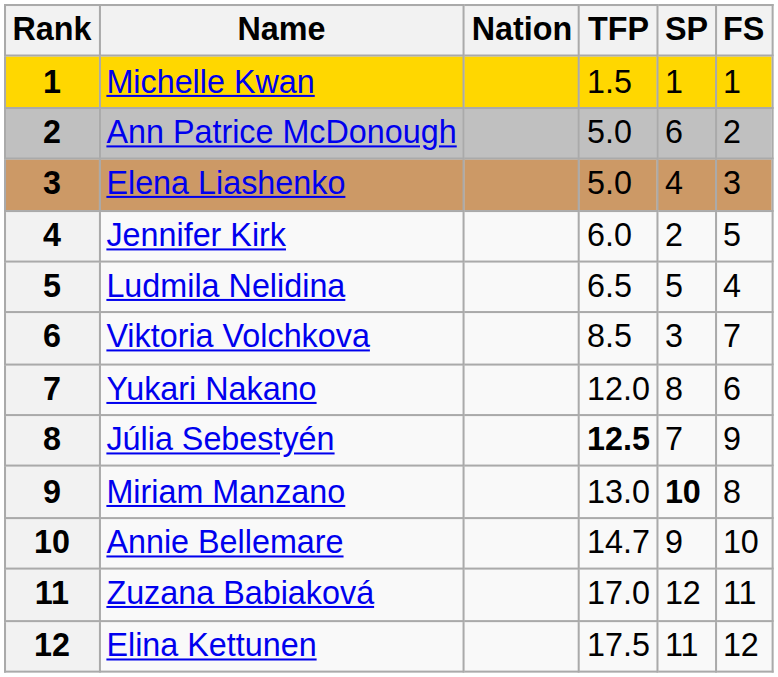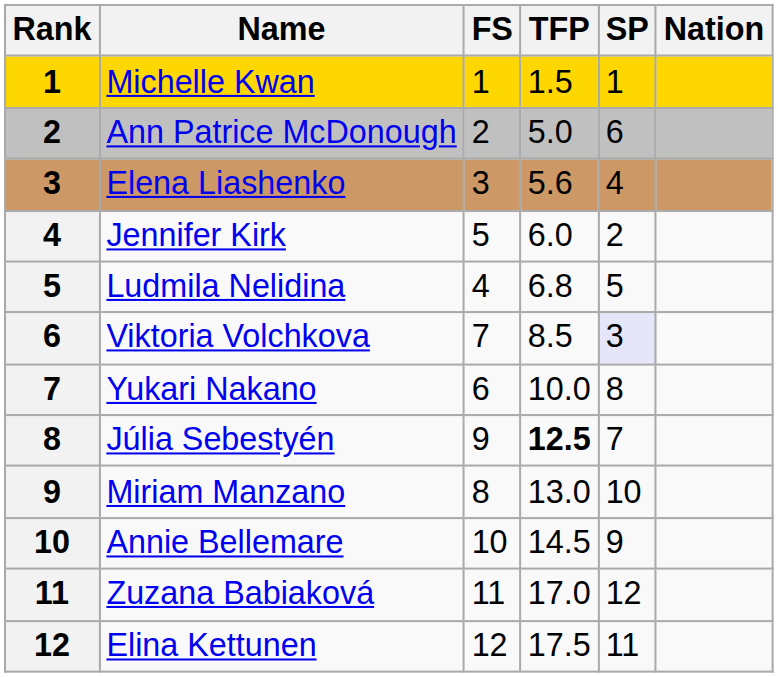columns swapped: (522, 30) <-> (744, 30)
(610, 183) 5.0 -> (550, 183) 5.6
(610, 286) 6.5 -> (550, 286) 6.8
(674, 337) no background -> (615, 337) lavender background
(619, 388) 12.0 -> (559, 388) 10.0
(683, 491) bold -> (624, 491) normal
(619, 542) 14.7 -> (559, 542) 14.5
